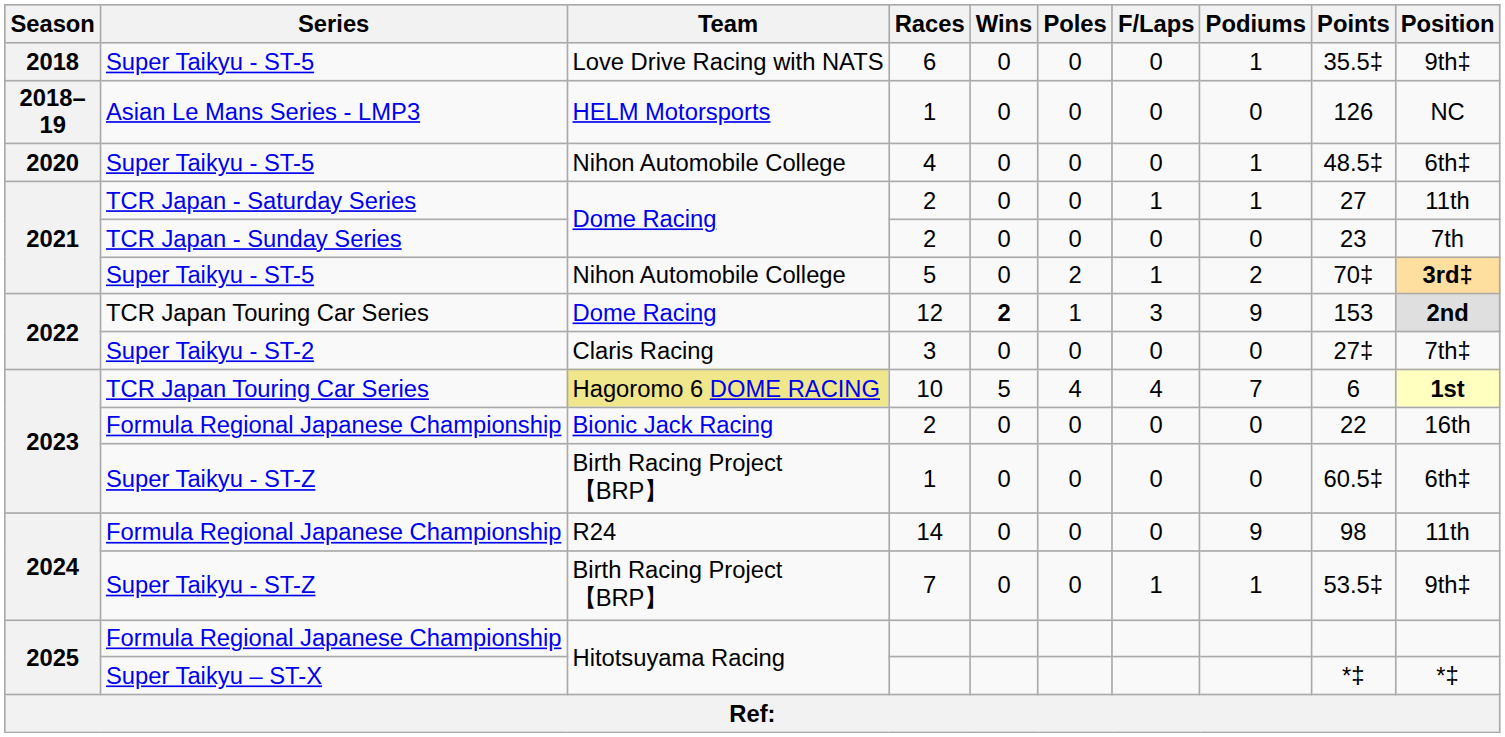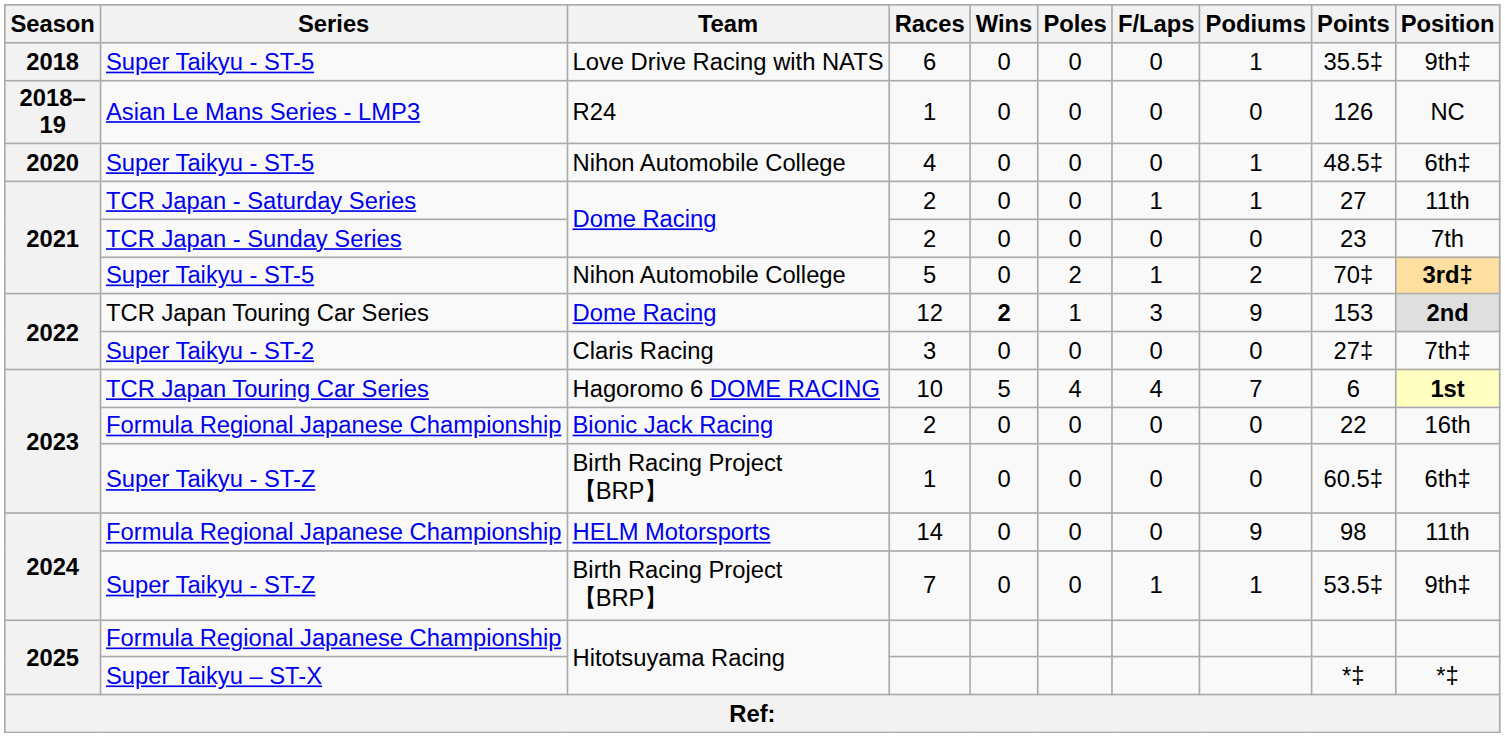(671, 112) HELM Motorsports -> (594, 112) R24
(726, 388) khaki background -> (726, 388) no background
(594, 532) R24 -> (671, 532) HELM Motorsports
